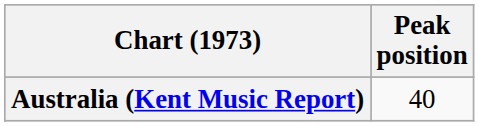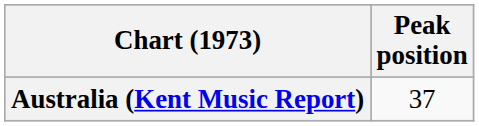(422, 98) 40 -> (422, 98) 37
